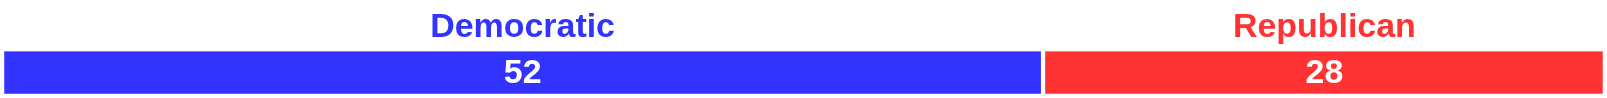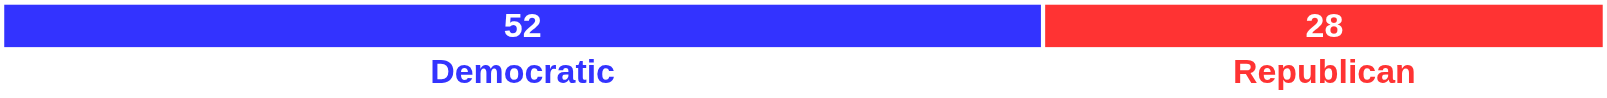rows swapped: (523, 71) <-> (523, 25)
